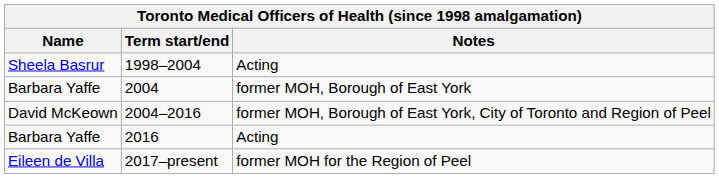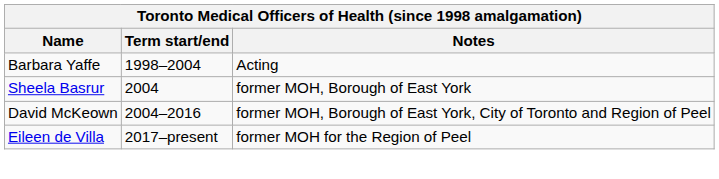(56, 64) Sheela Basrur -> (54, 64) Barbara Yaffe
(54, 88) Barbara Yaffe -> (56, 88) Sheela Basrur
- row: (142, 137)
